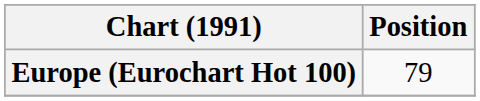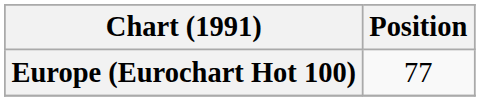(418, 72) 79 -> (418, 72) 77
